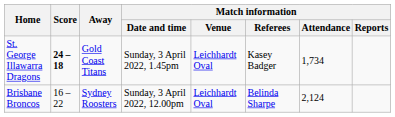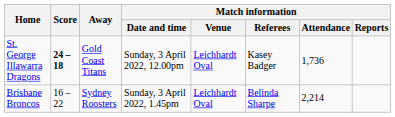(155, 60) Sunday, 3 April 2022, 1.45pm -> (155, 60) Sunday, 3 April 2022, 12.00pm
(313, 60) 1,734 -> (313, 60) 1,736
(155, 98) Sunday, 3 April 2022, 12.00pm -> (155, 98) Sunday, 3 April 2022, 1.45pm
(313, 98) 2,124 -> (313, 98) 2,214
